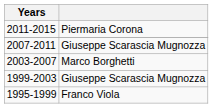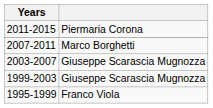(133, 45) Giuseppe Scarascia Mugnozza -> (98, 45) Marco Borghetti
(98, 62) Marco Borghetti -> (133, 62) Giuseppe Scarascia Mugnozza
